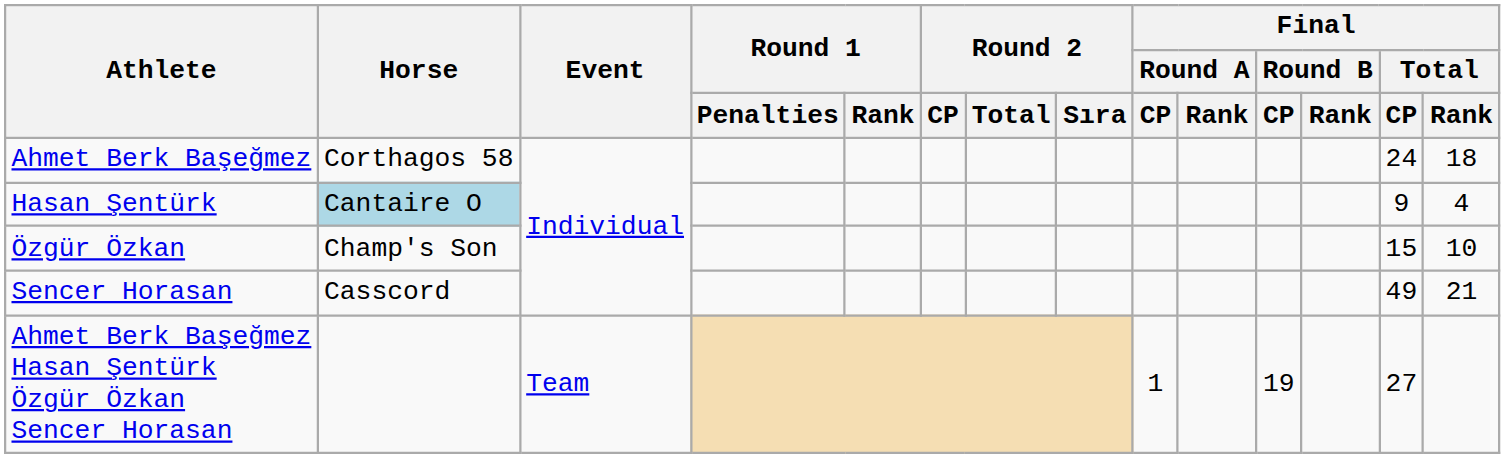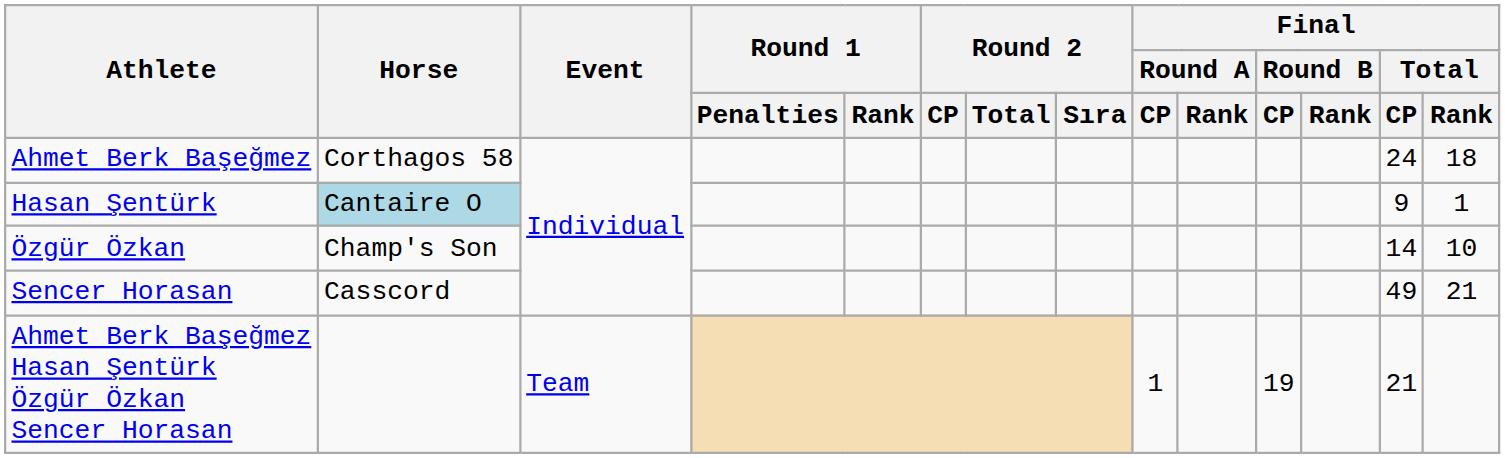(1461, 204) 4 -> (1461, 204) 1
(1401, 248) 15 -> (1401, 248) 14
(1401, 384) 27 -> (1401, 384) 21
